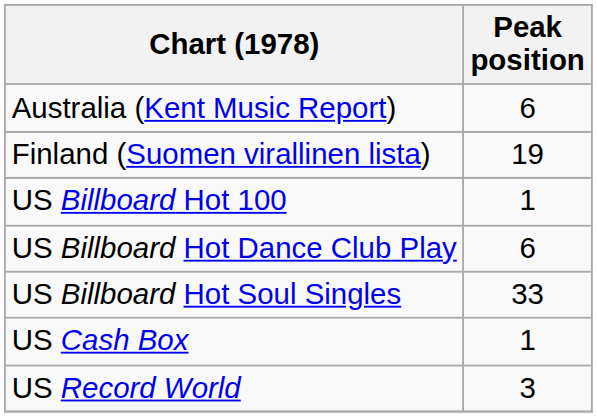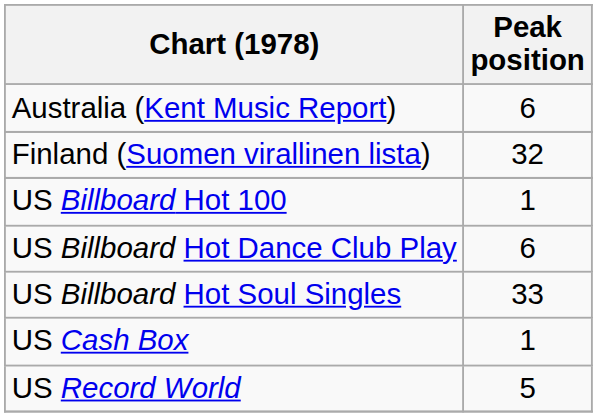(528, 154) 19 -> (528, 154) 32
(528, 387) 3 -> (528, 387) 5
